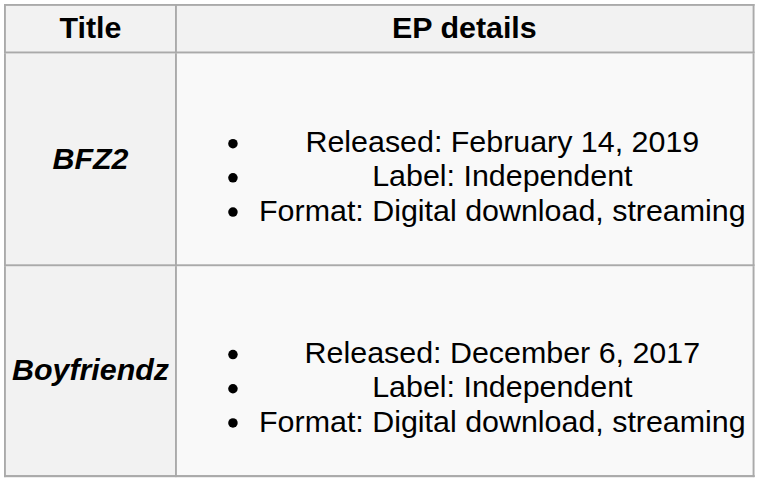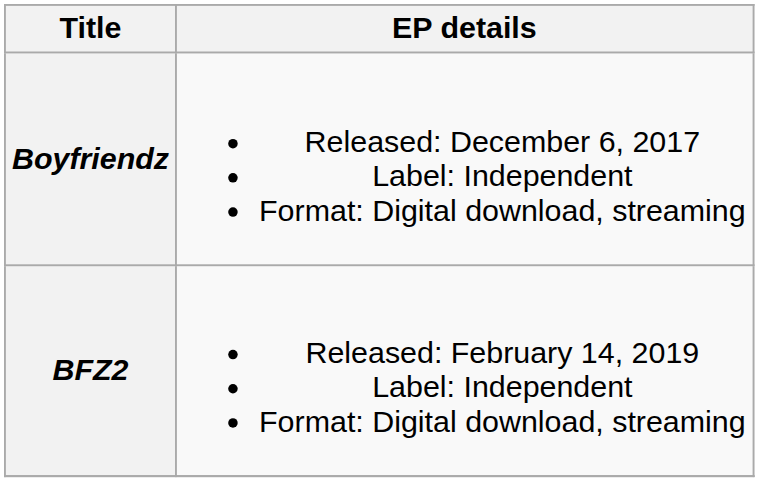rows swapped: (90, 370) <-> (90, 158)
